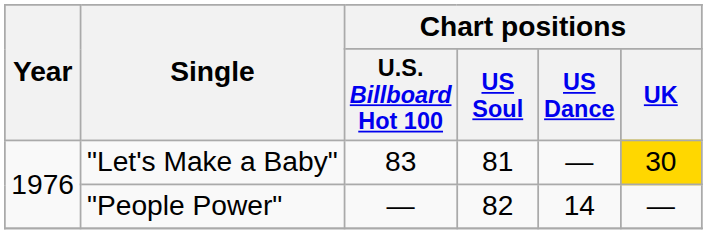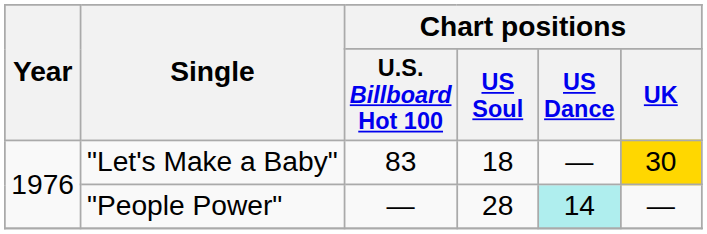(498, 161) 81 -> (498, 161) 18
(498, 206) 82 -> (498, 206) 28
(579, 206) no background -> (579, 206) paleturquoise background
